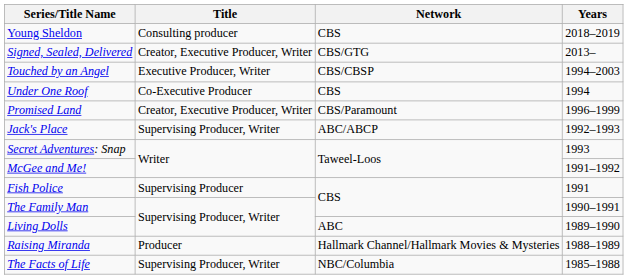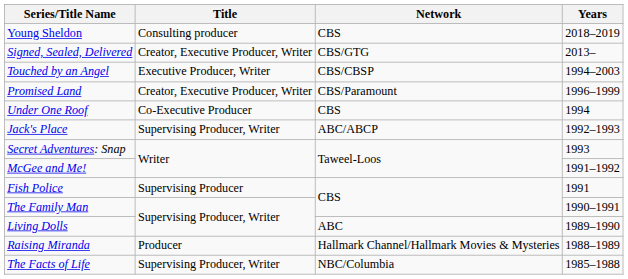rows swapped: (44, 110) <-> (47, 91)
